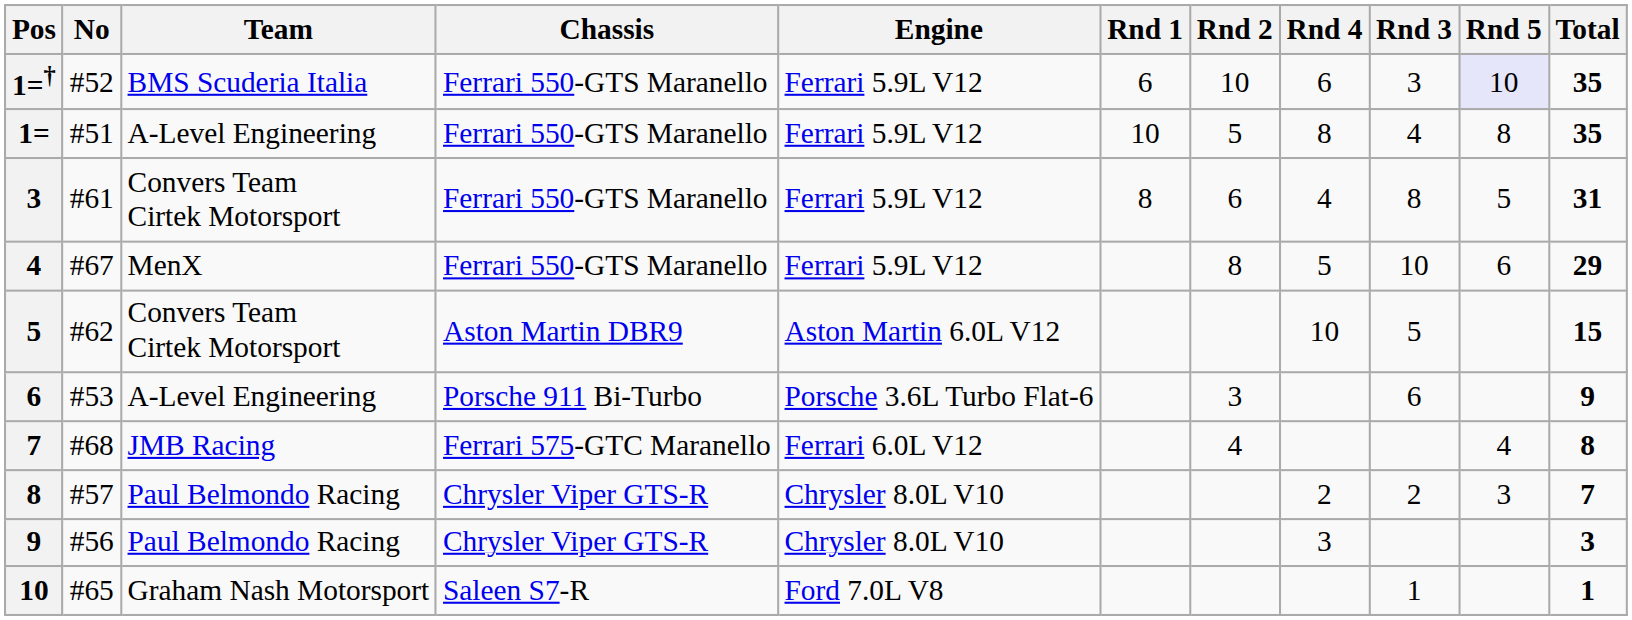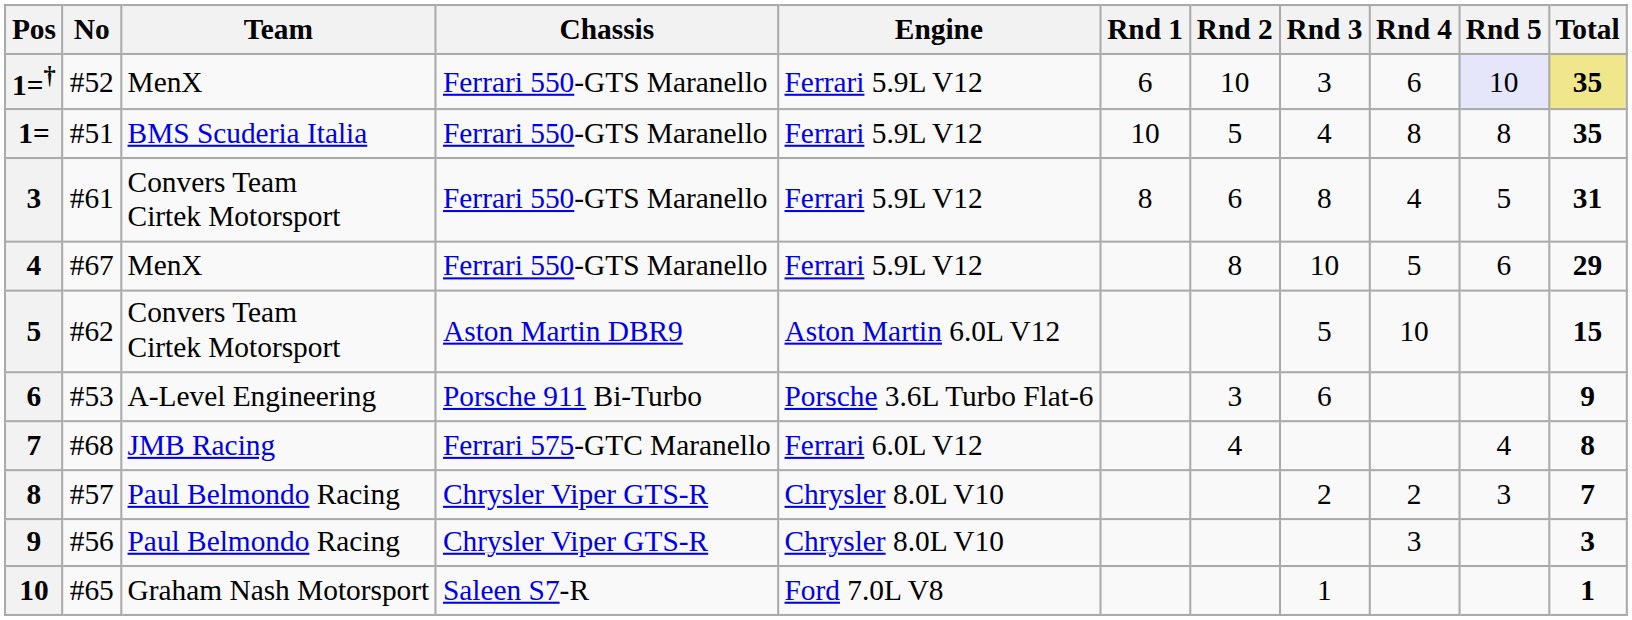columns swapped: (1414, 29) <-> (1324, 29)
(247, 81) BMS Scuderia Italia -> (165, 81) MenX
(1588, 81) no background -> (1588, 81) khaki background
(252, 133) A-Level Engineering -> (247, 133) BMS Scuderia Italia
